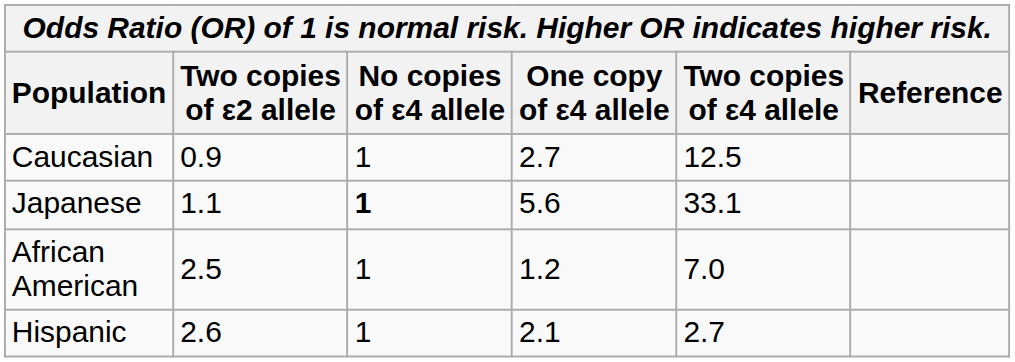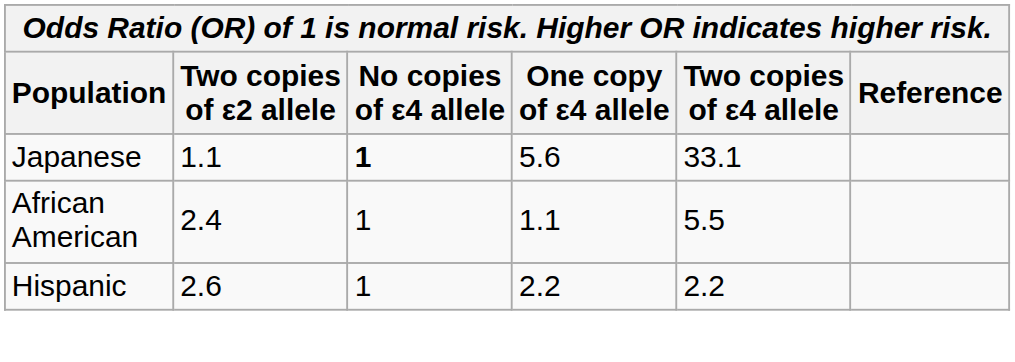- row: (83, 156)
(201, 268) 2.5 -> (201, 221) 2.4
(540, 268) 1.2 -> (540, 221) 1.1
(704, 268) 7.0 -> (704, 221) 5.5
(540, 332) 2.1 -> (540, 285) 2.2
(704, 332) 2.7 -> (704, 285) 2.2
